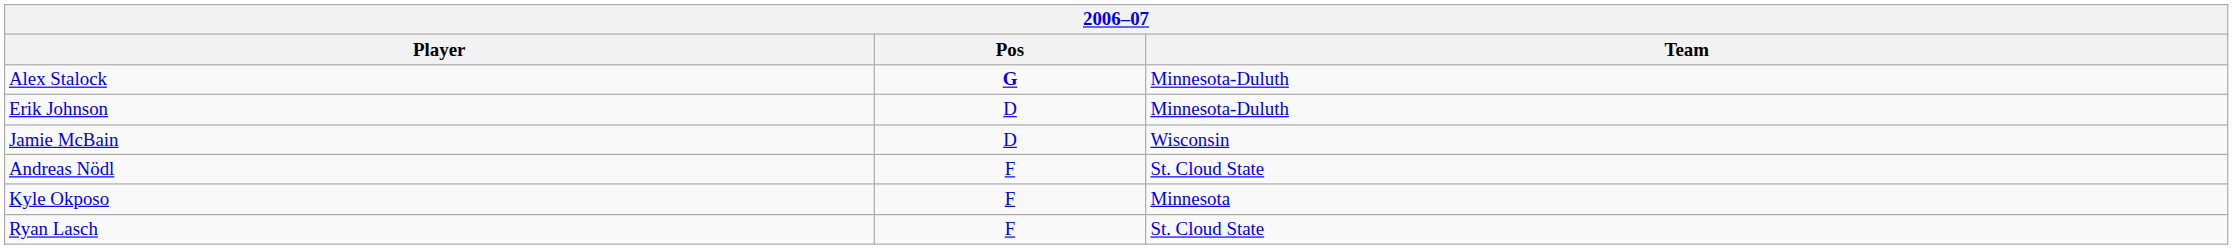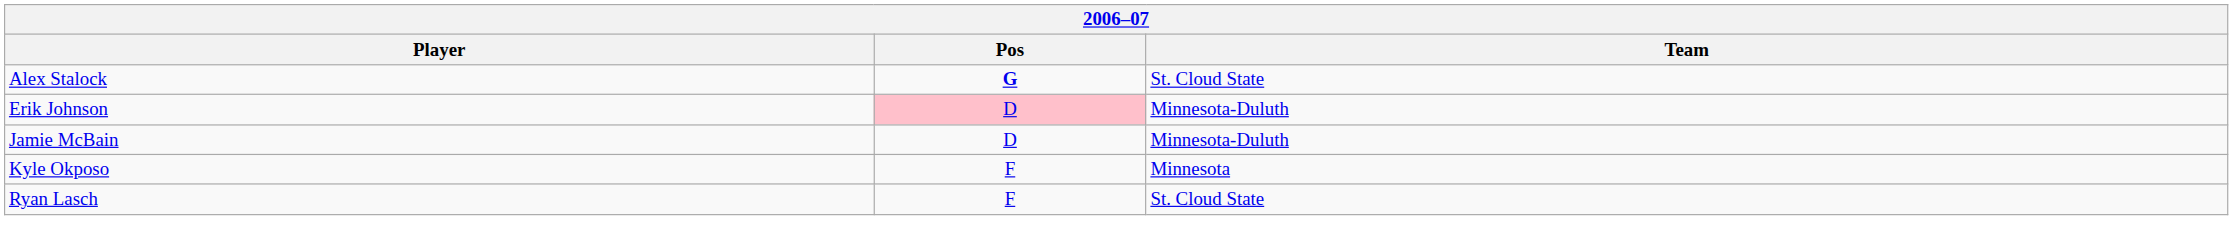(1220, 79) Minnesota-Duluth -> (1207, 79) St. Cloud State
(1010, 109) no background -> (1010, 109) pink background
(1190, 139) Wisconsin -> (1220, 139) Minnesota-Duluth
- row: (62, 169)
